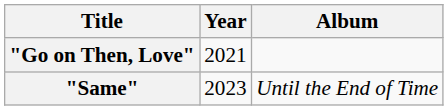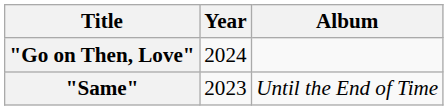(225, 54) 2021 -> (225, 54) 2024
